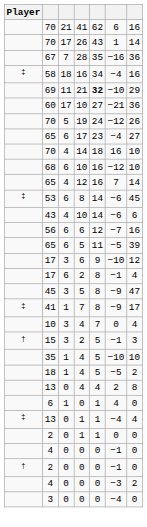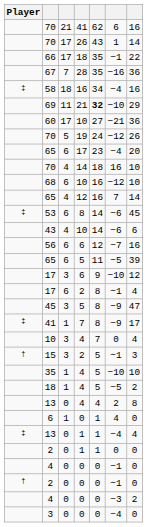+ row: (50, 58)
(134, 136) 27 -> (134, 152) 20
